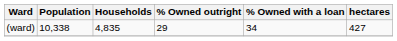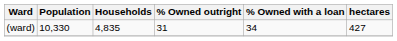(54, 28) 10,338 -> (54, 28) 10,330
(162, 28) 29 -> (162, 28) 31
